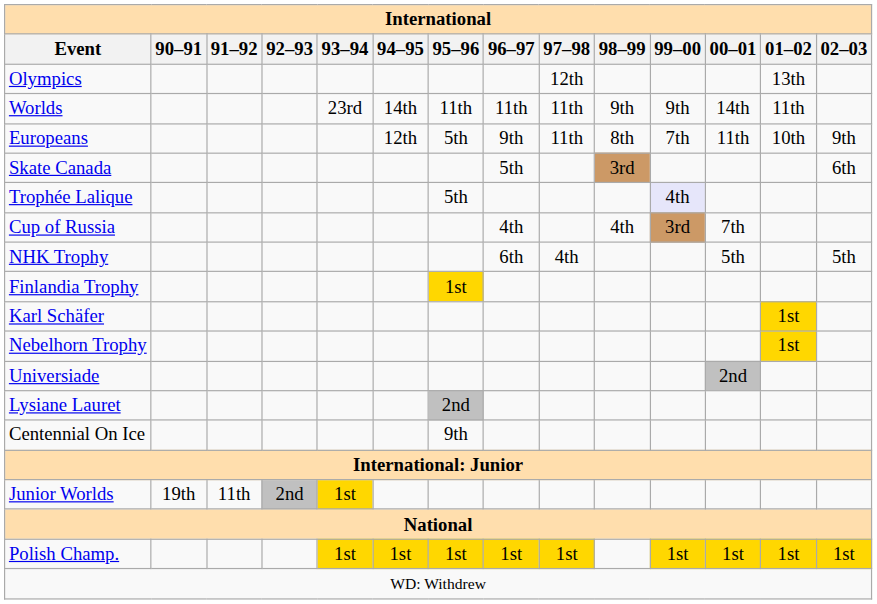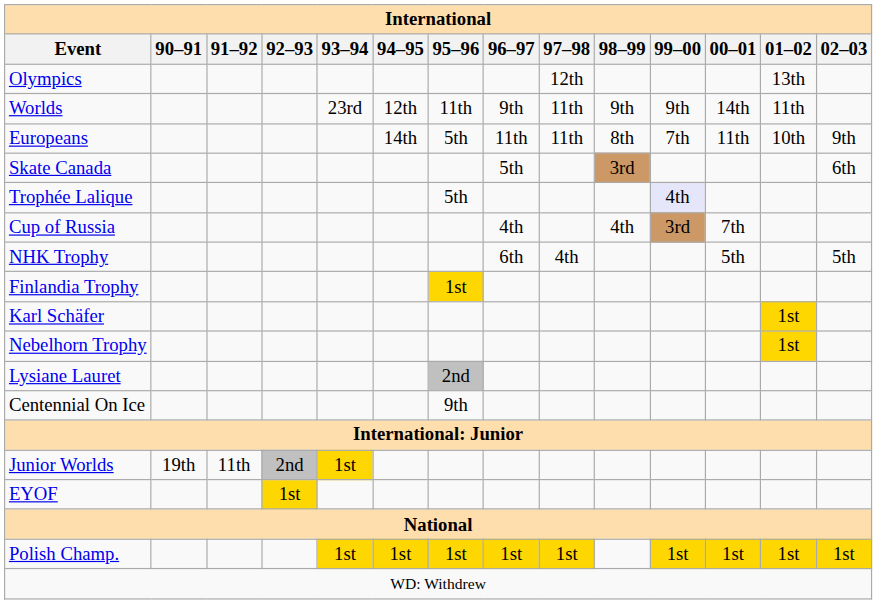(400, 108) 14th -> (400, 108) 12th
(511, 108) 11th -> (511, 108) 9th
(400, 138) 12th -> (400, 138) 14th
(511, 138) 9th -> (511, 138) 11th
- row: (54, 375)
+ row: (33, 494)
